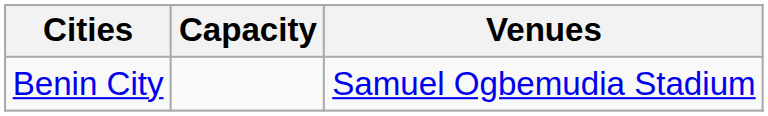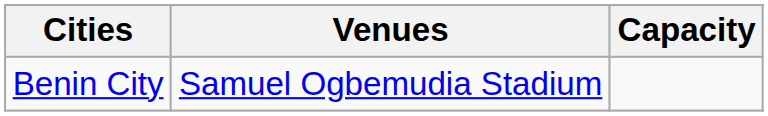columns swapped: (544, 30) <-> (248, 30)
